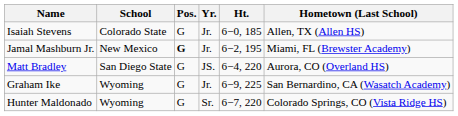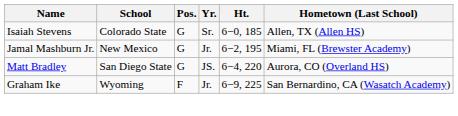(207, 31) Jr. -> (208, 31) Sr.
(181, 48) bold -> (181, 48) normal
(181, 84) G -> (180, 84) F
- row: (49, 102)
